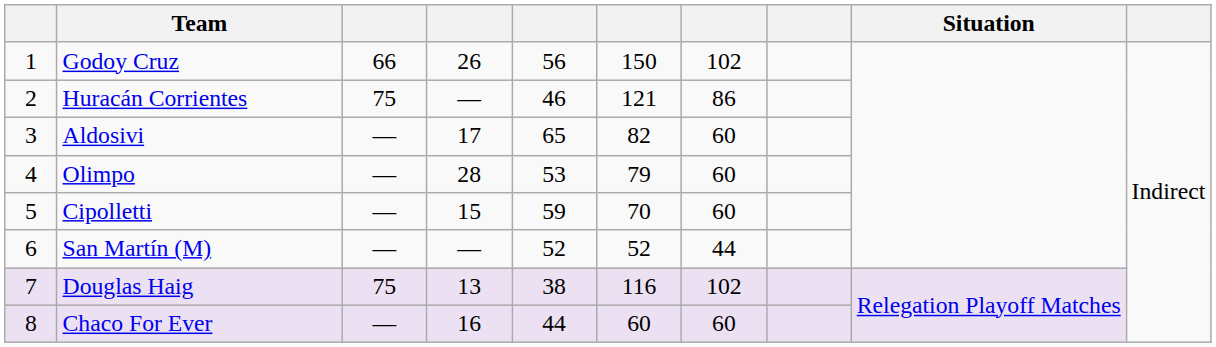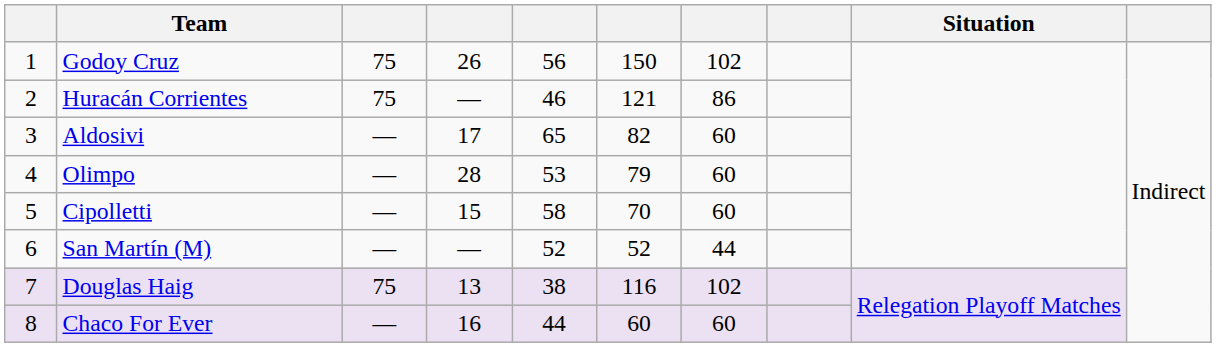(384, 60) 66 -> (384, 60) 75
(554, 211) 59 -> (554, 211) 58
